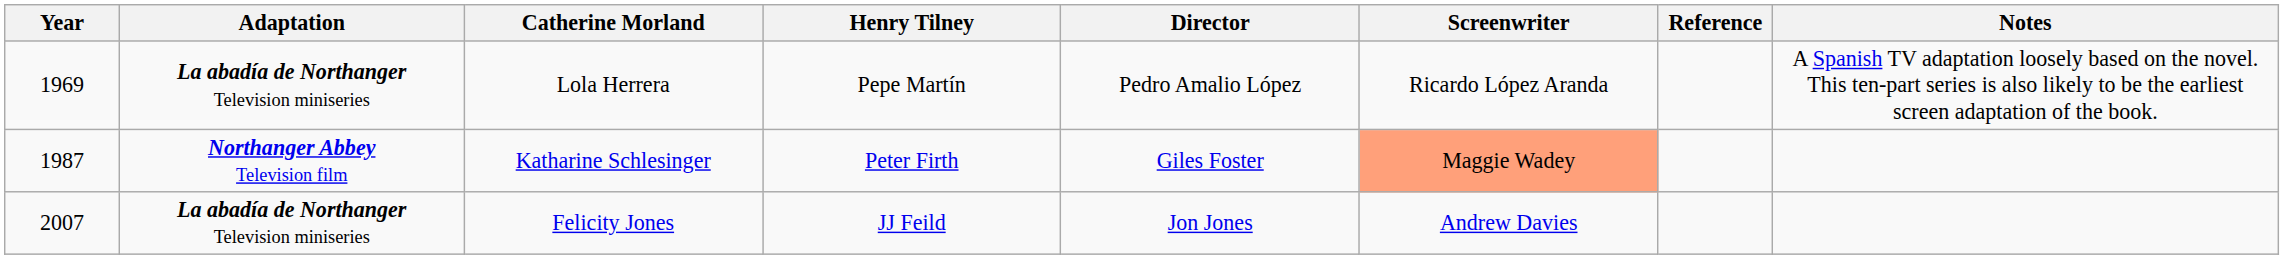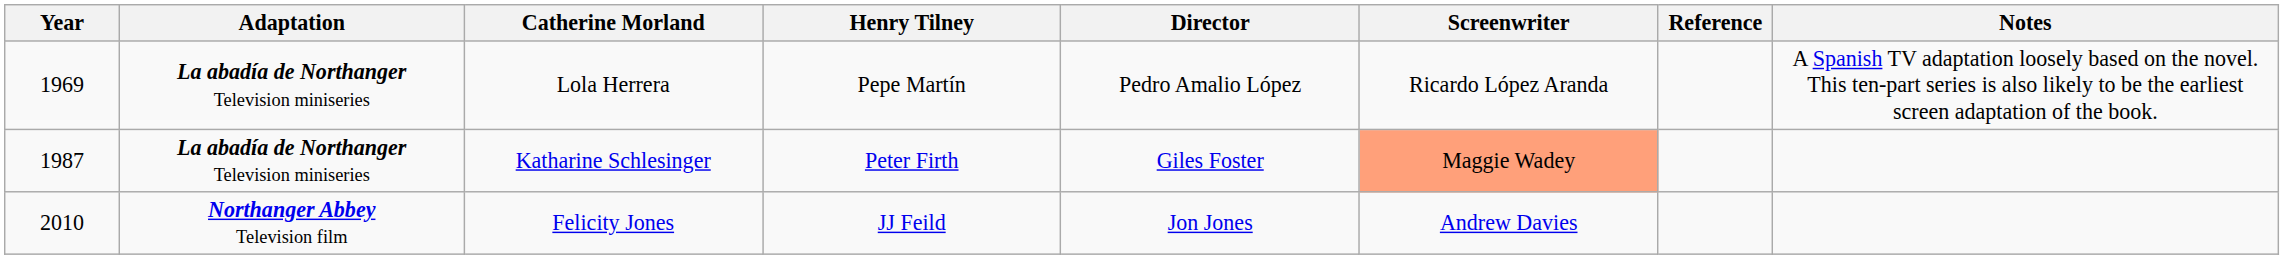(292, 160) Northanger Abbey Television film -> (292, 160) La abadía de Northanger Television miniseries
(62, 223) 2007 -> (62, 223) 2010
(292, 223) La abadía de Northanger Television miniseries -> (292, 223) Northanger Abbey Television film
